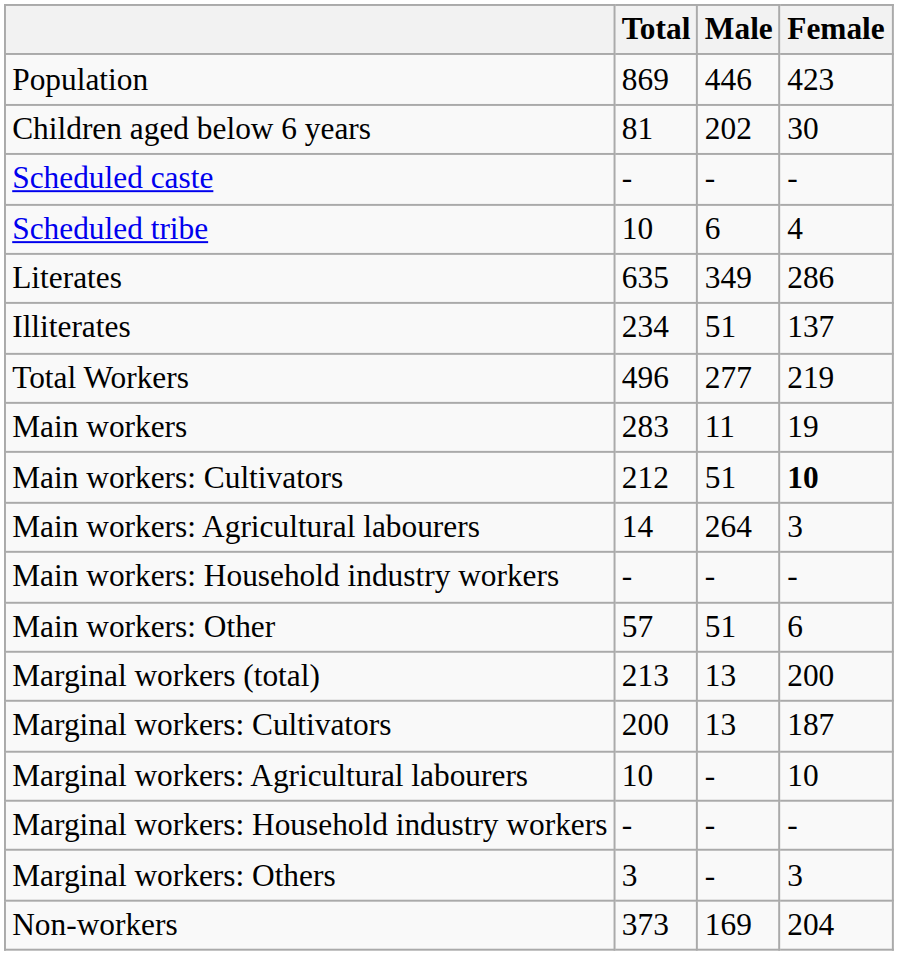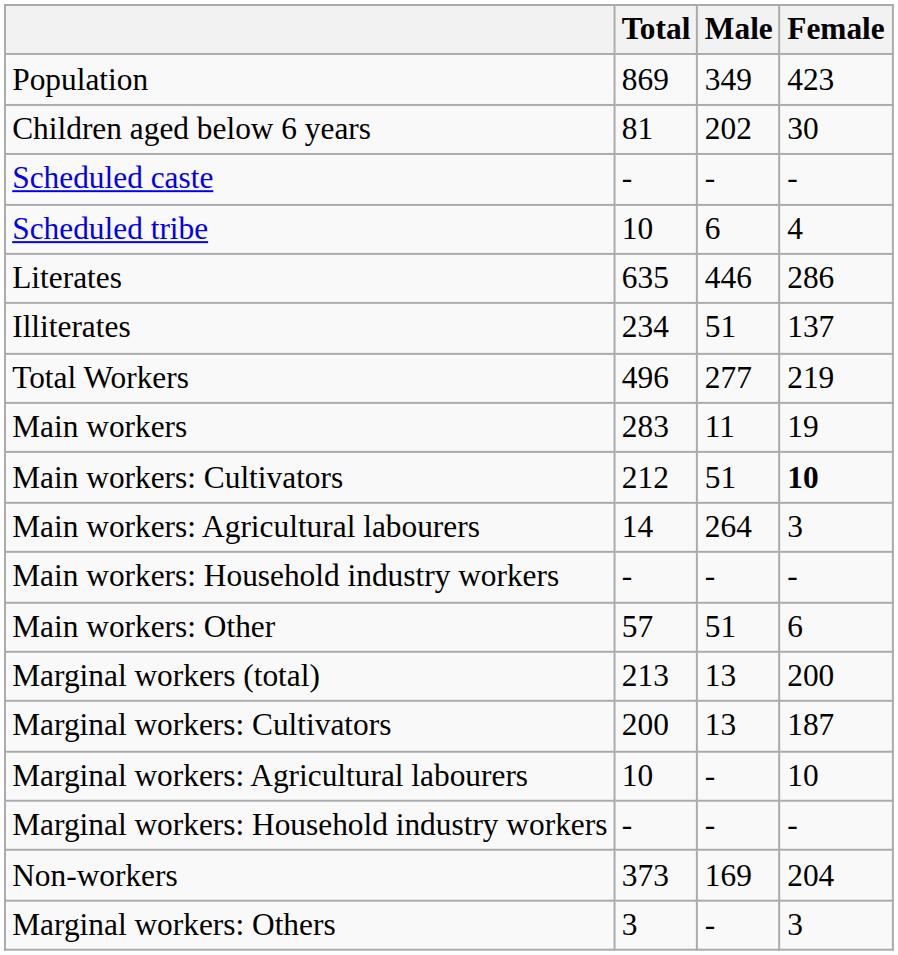(728, 79) 446 -> (728, 79) 349
(728, 278) 349 -> (728, 278) 446
rows swapped: (174, 874) <-> (95, 924)
